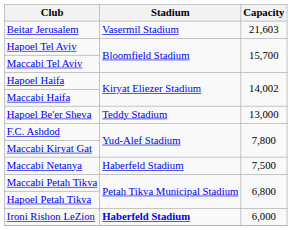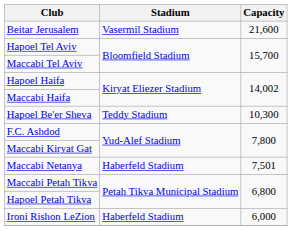(264, 30) 21,603 -> (264, 30) 21,600
(264, 115) 13,000 -> (264, 115) 10,300
(264, 166) 7,500 -> (264, 166) 7,501
(146, 217) bold -> (143, 217) normal
